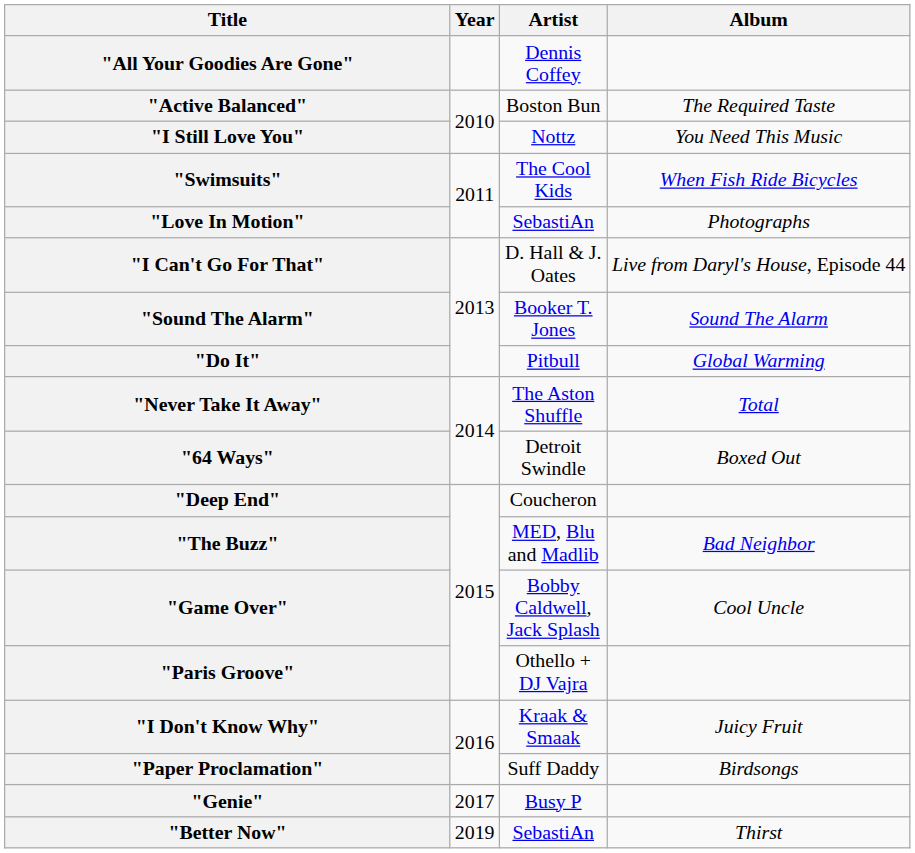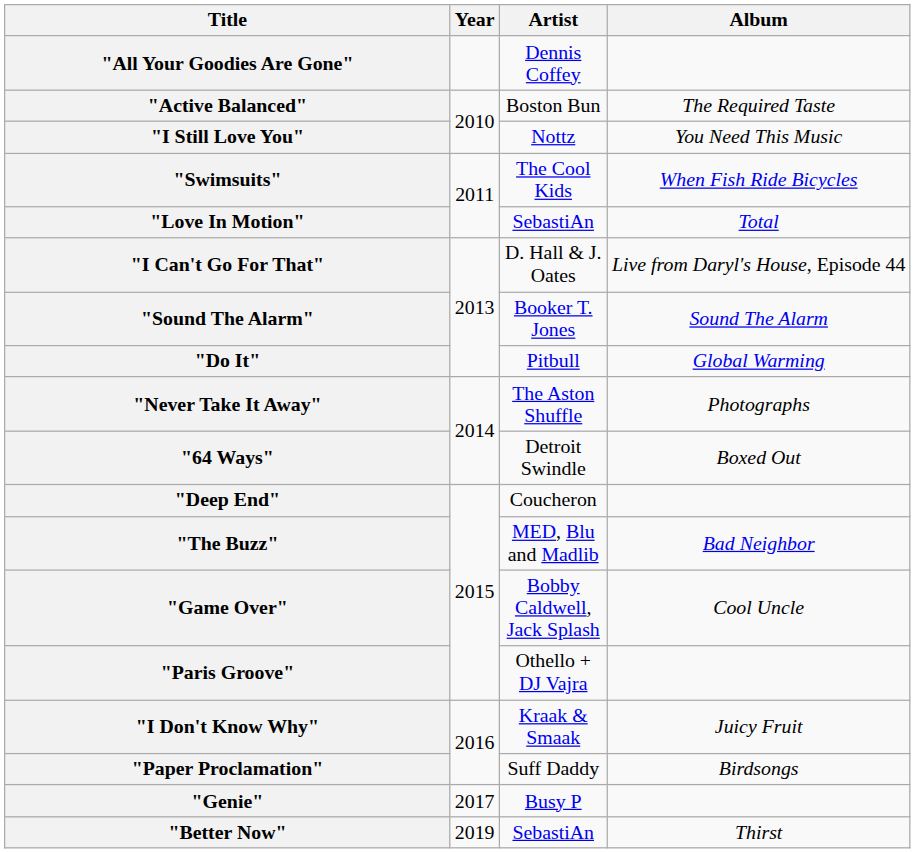(759, 222) Photographs -> (759, 222) Total
(759, 403) Total -> (759, 403) Photographs
